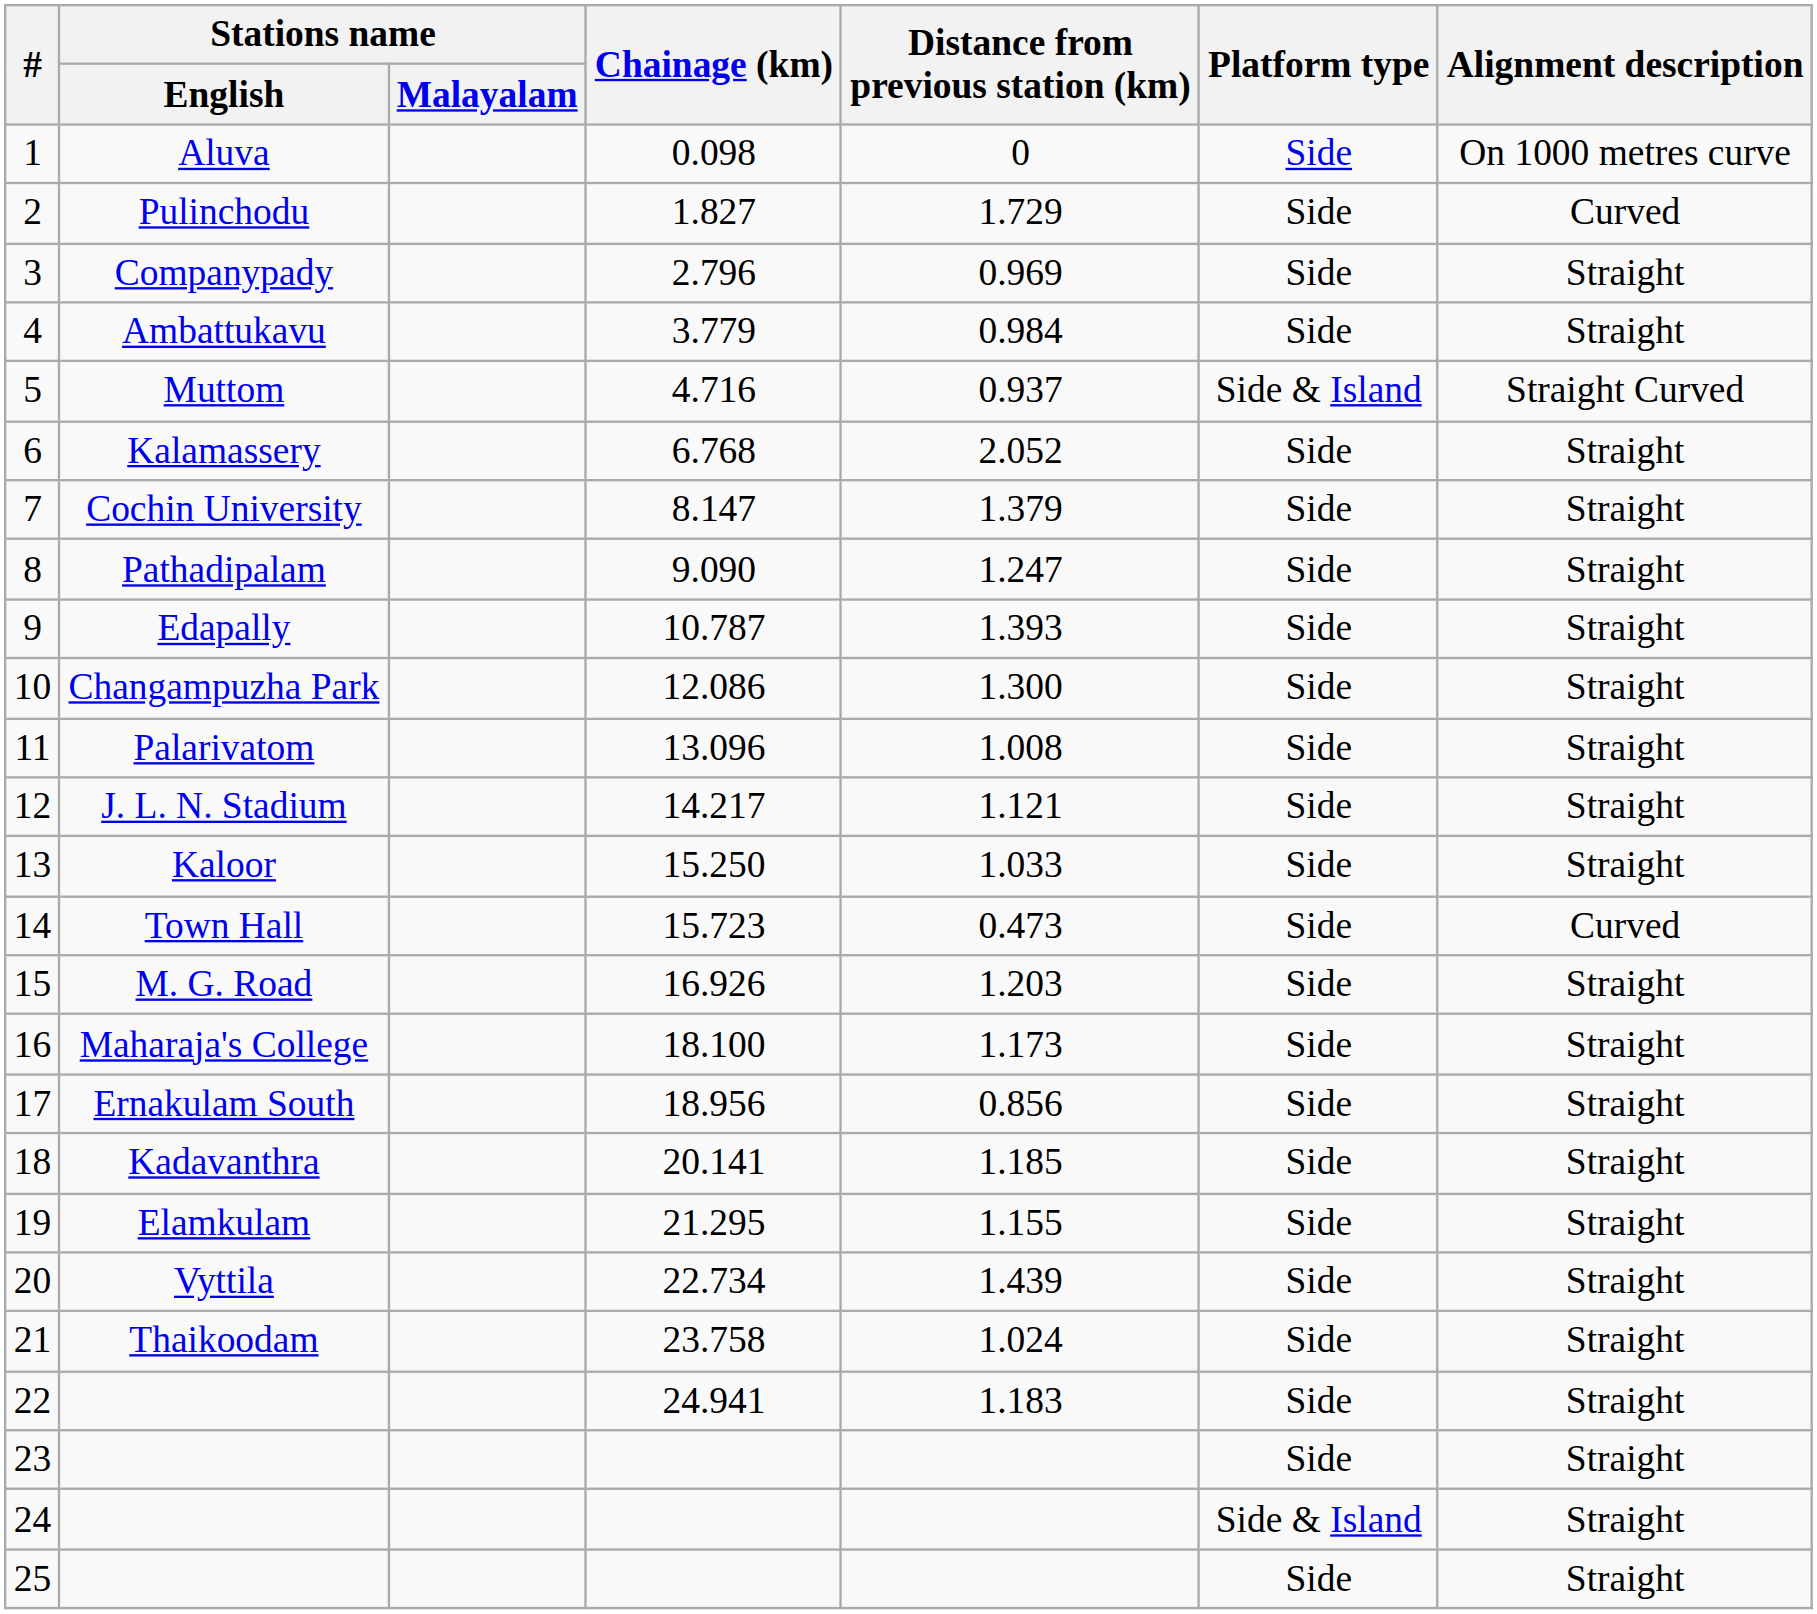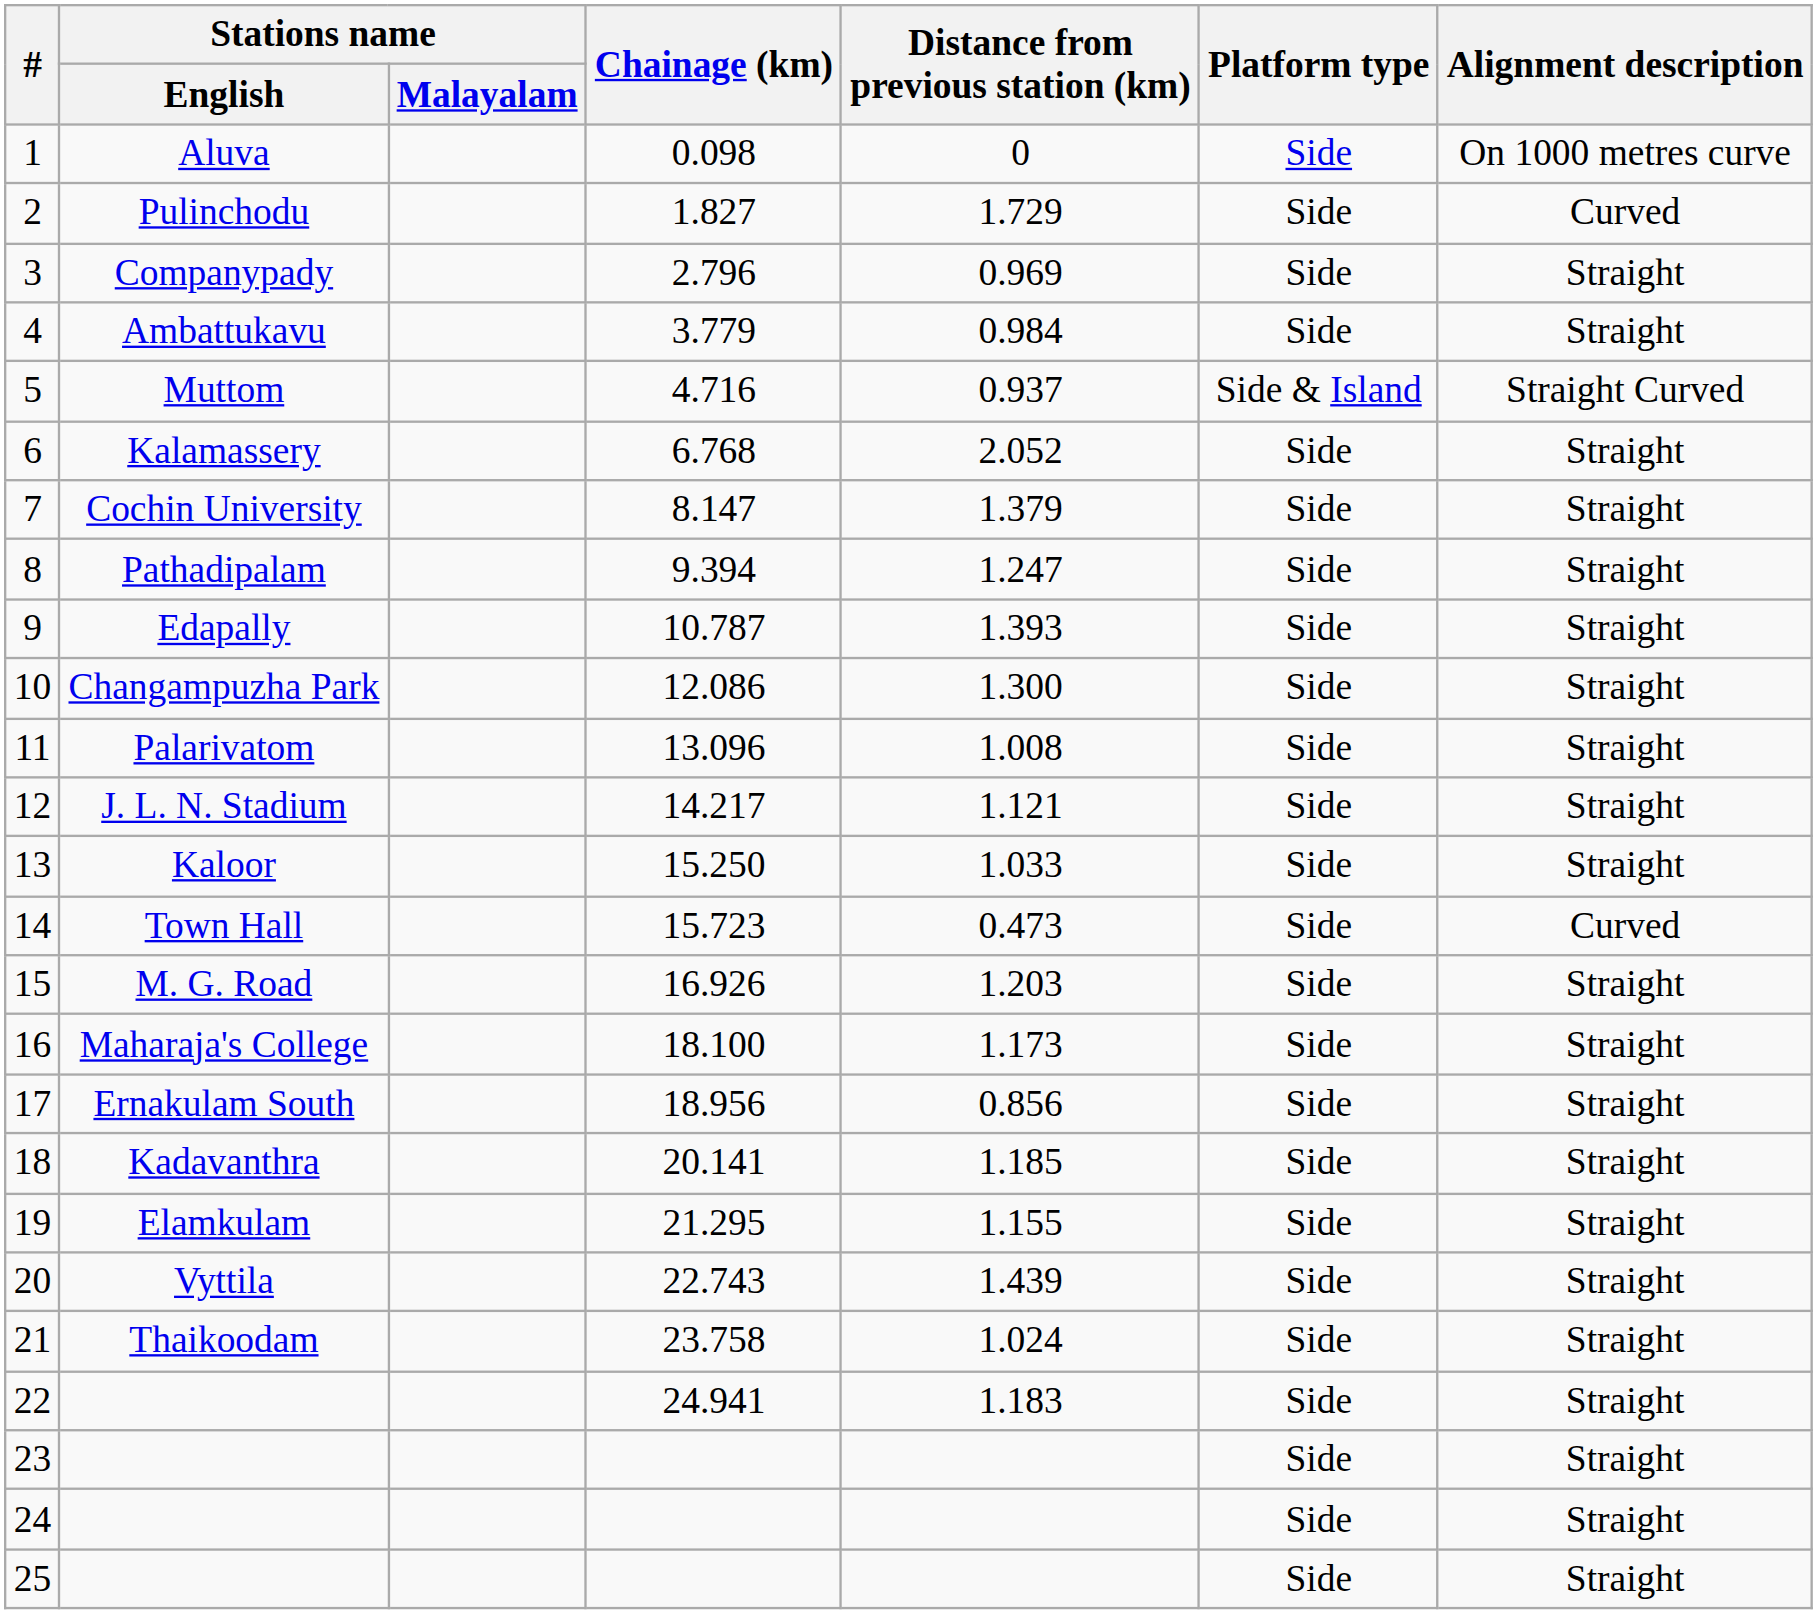(714, 568) 9.090 -> (714, 568) 9.394
(714, 1281) 22.734 -> (714, 1281) 22.743
(1319, 1518) Side & Island -> (1319, 1518) Side
